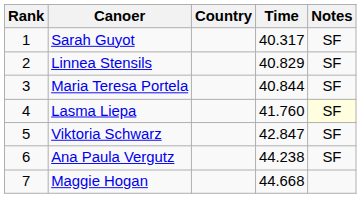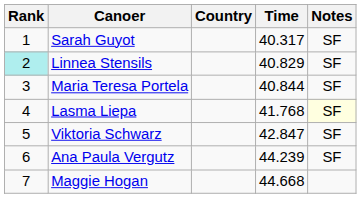(26, 63) no background -> (26, 63) paleturquoise background
(282, 110) 41.760 -> (282, 110) 41.768
(282, 157) 44.238 -> (282, 157) 44.239
